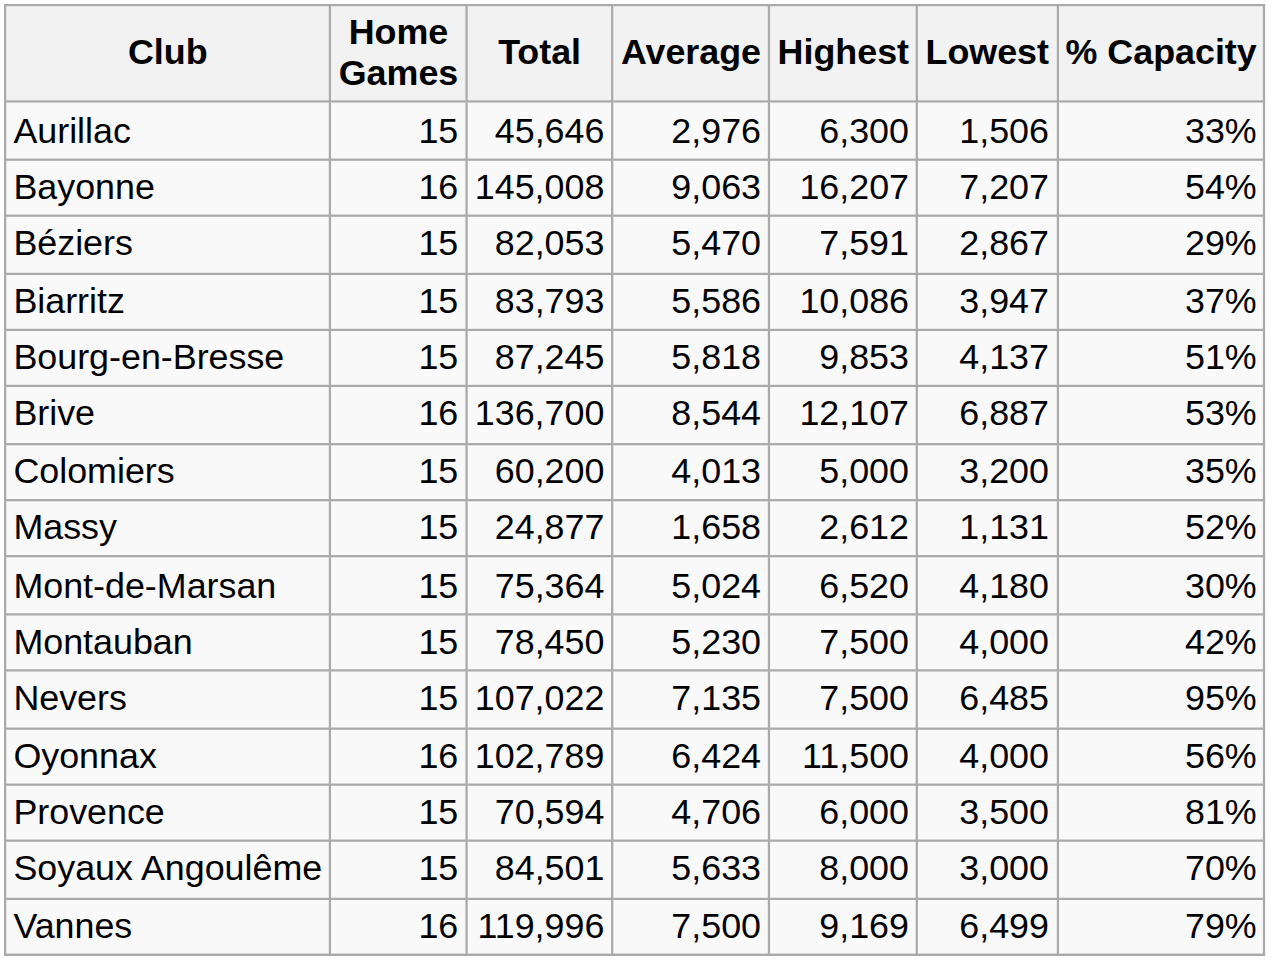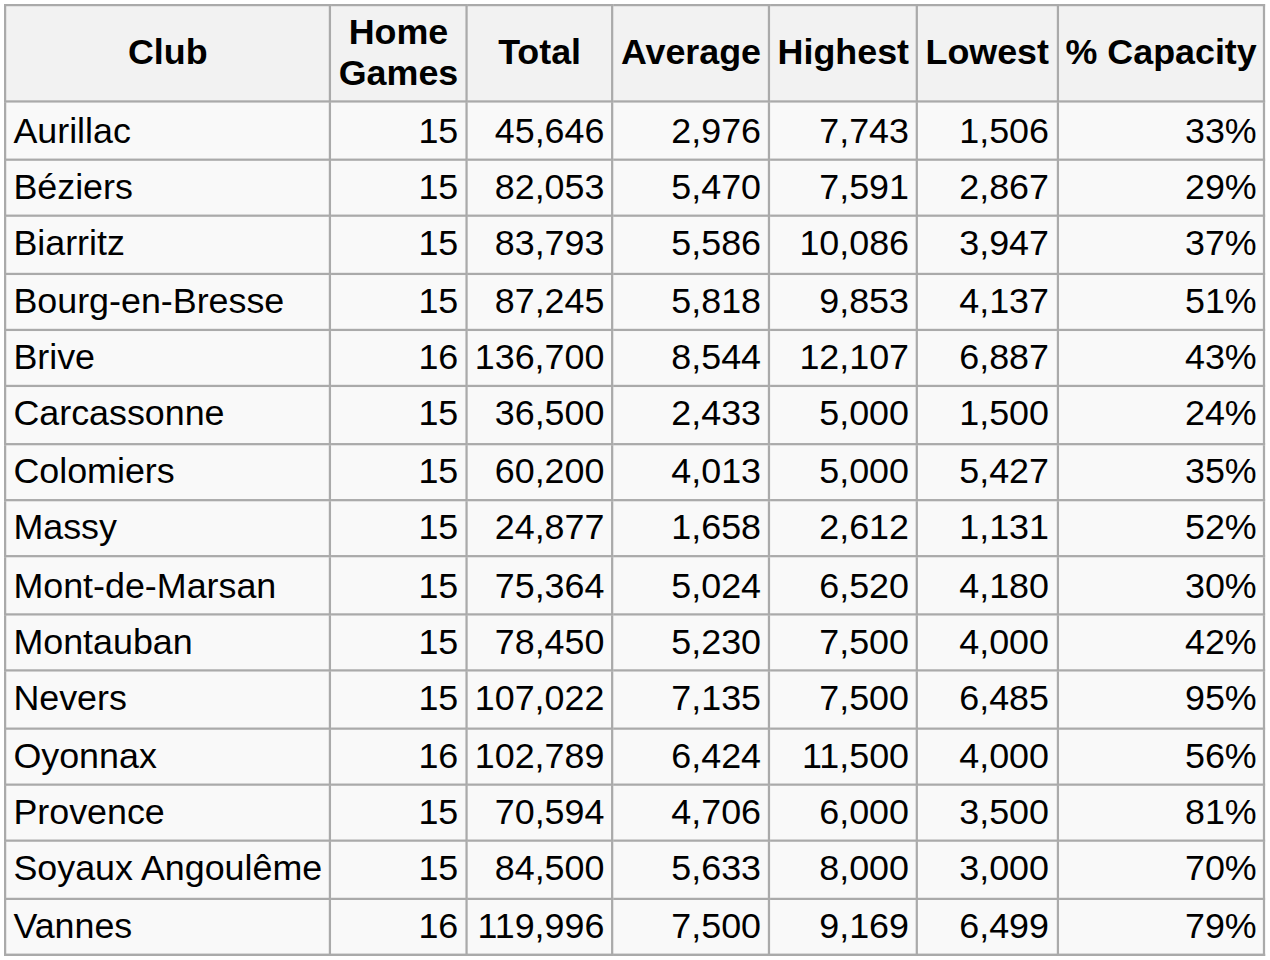(864, 130) 6,300 -> (864, 130) 7,743
- row: (84, 186)
(1221, 414) 53% -> (1221, 357) 43%
+ row: (119, 414)
(1004, 471) 3,200 -> (1004, 471) 5,427
(550, 868) 84,501 -> (550, 868) 84,500
